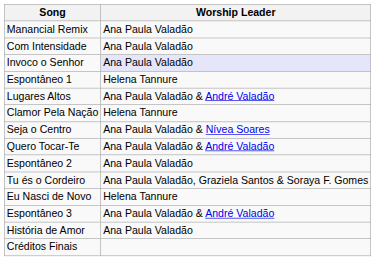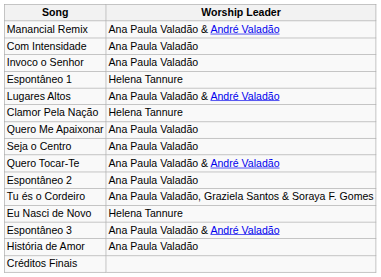(148, 29) Ana Paula Valadão -> (194, 29) Ana Paula Valadão & André Valadão
(148, 63) lavender background -> (153, 63) no background
+ row: (55, 130)
(186, 130) Ana Paula Valadão & Nívea Soares -> (153, 146) Ana Paula Valadão
